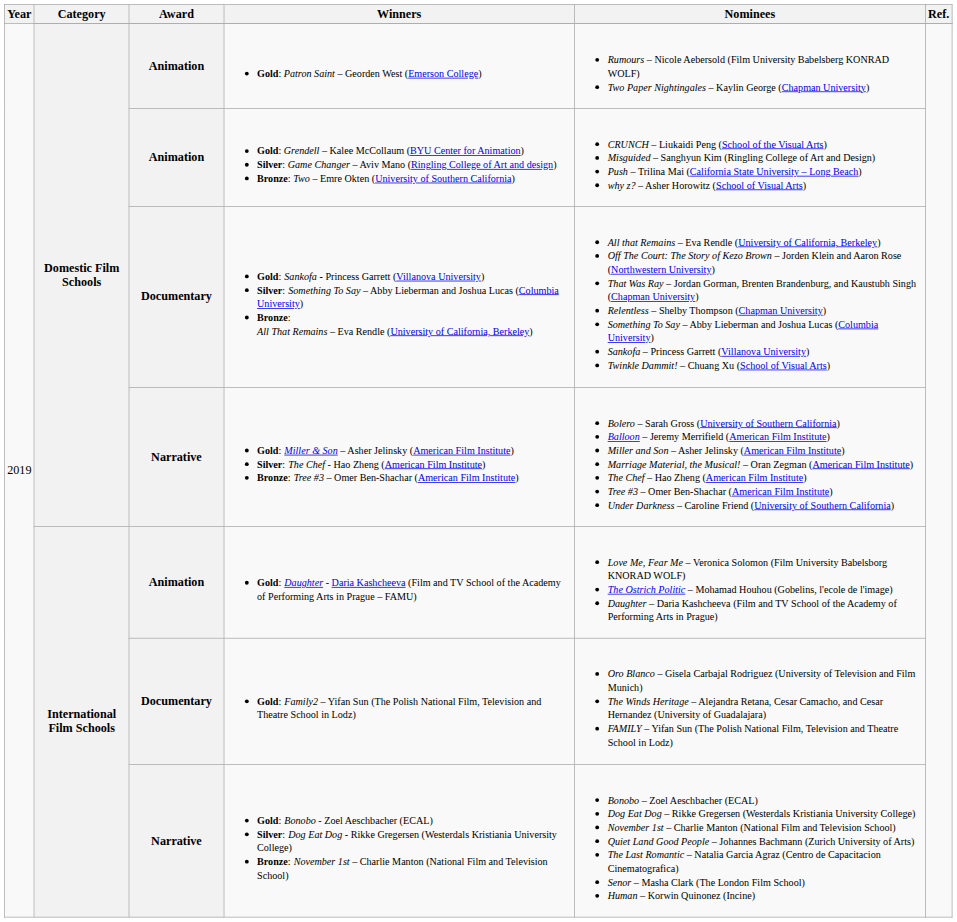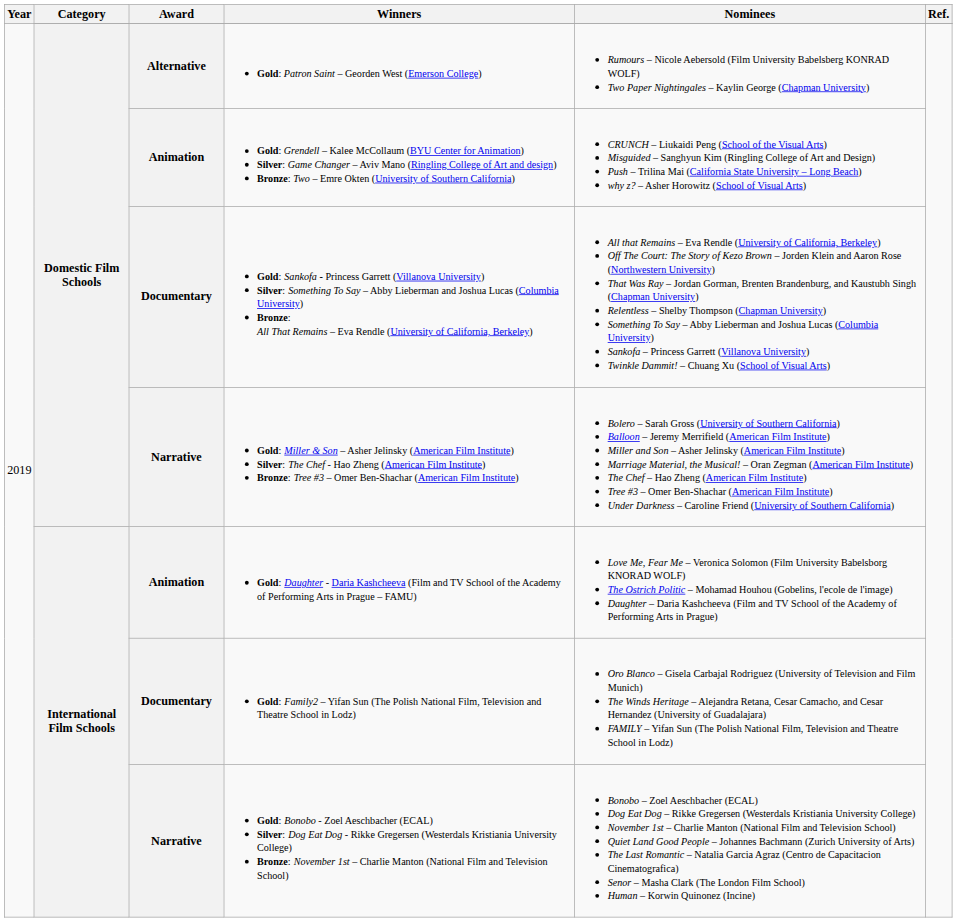(176, 66) Animation -> (176, 66) Alternative
